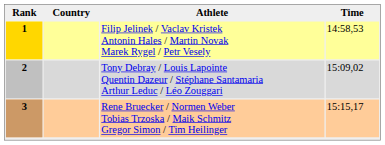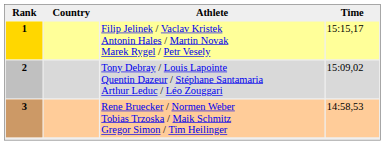(345, 28) 14:58,53 -> (345, 28) 15:15,17
(345, 106) 15:15,17 -> (345, 106) 14:58,53
